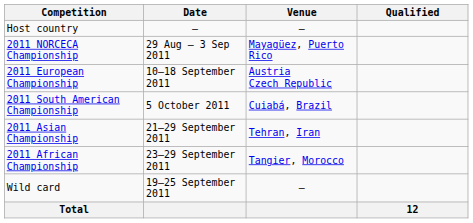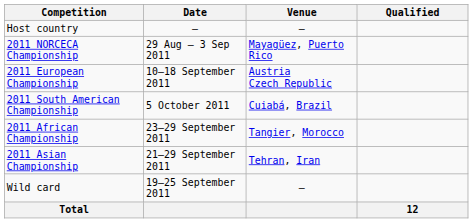rows swapped: (42, 133) <-> (42, 160)
